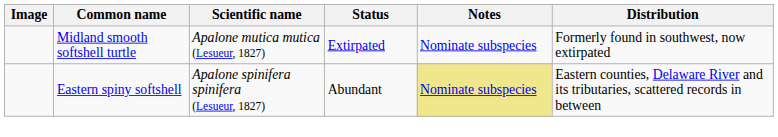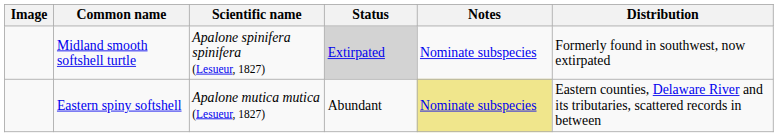(256, 44) Apalone mutica mutica (Lesueur, 1827) -> (241, 52) Apalone spinifera spinifera (Lesueur, 1827)
(356, 44) no background -> (356, 52) lightgrey background
(241, 90) Apalone spinifera spinifera (Lesueur, 1827) -> (256, 105) Apalone mutica mutica (Lesueur, 1827)
